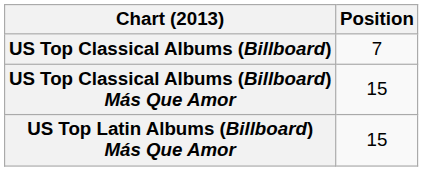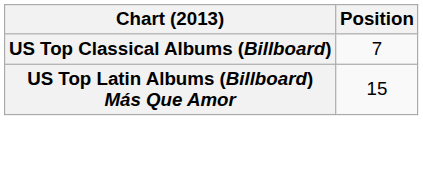- row: (170, 89)
